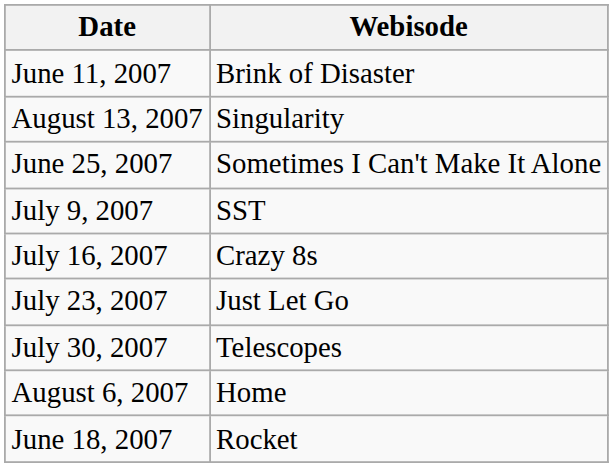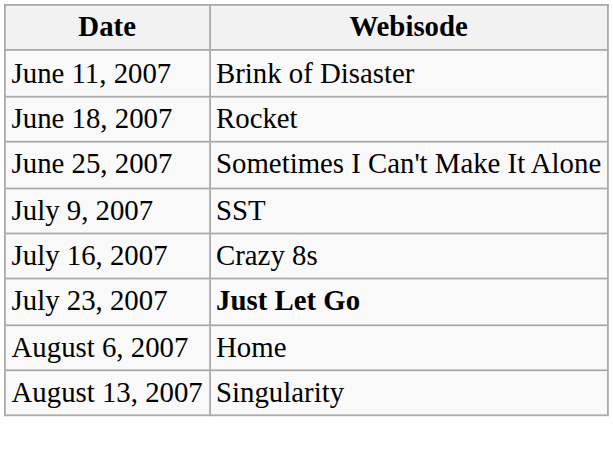rows swapped: (92, 438) <-> (107, 118)
(282, 301) normal -> (288, 301) bold
- row: (90, 347)
